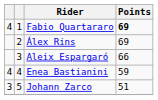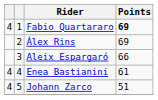(124, 72) 59 -> (124, 72) 61
(9, 87) 3 -> (9, 87) 4
